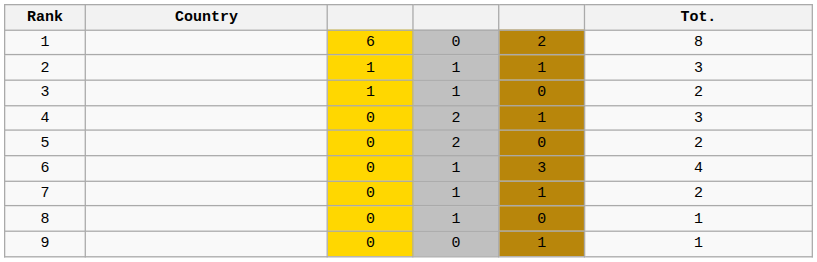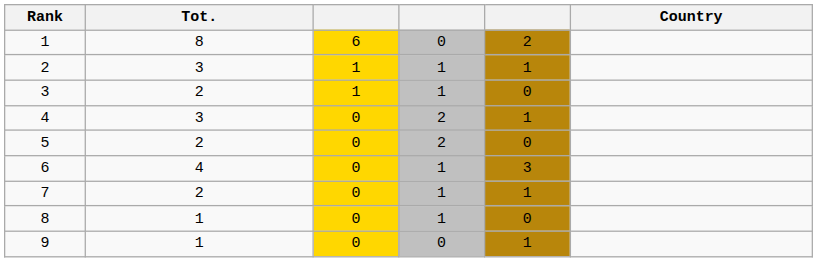columns swapped: (207, 17) <-> (698, 17)
